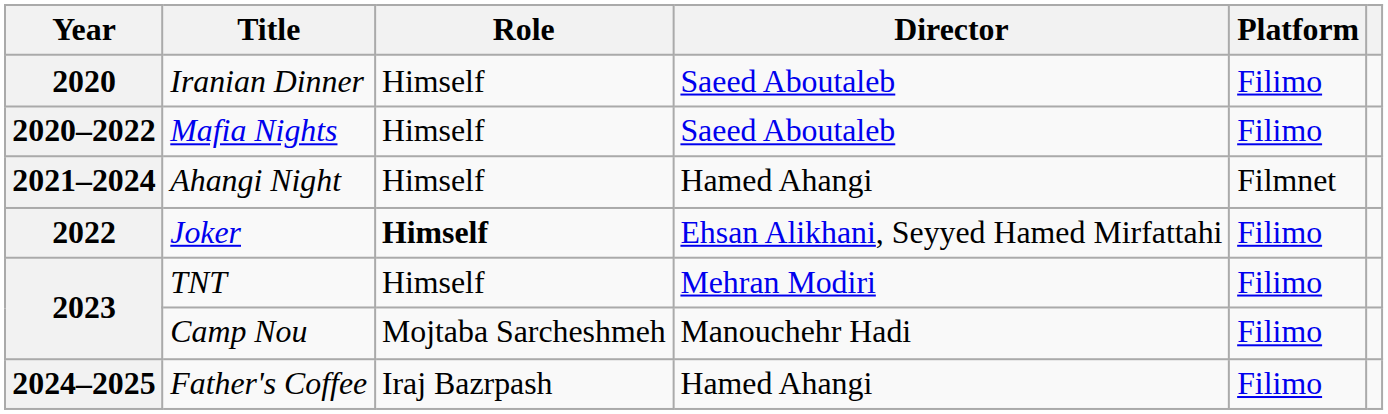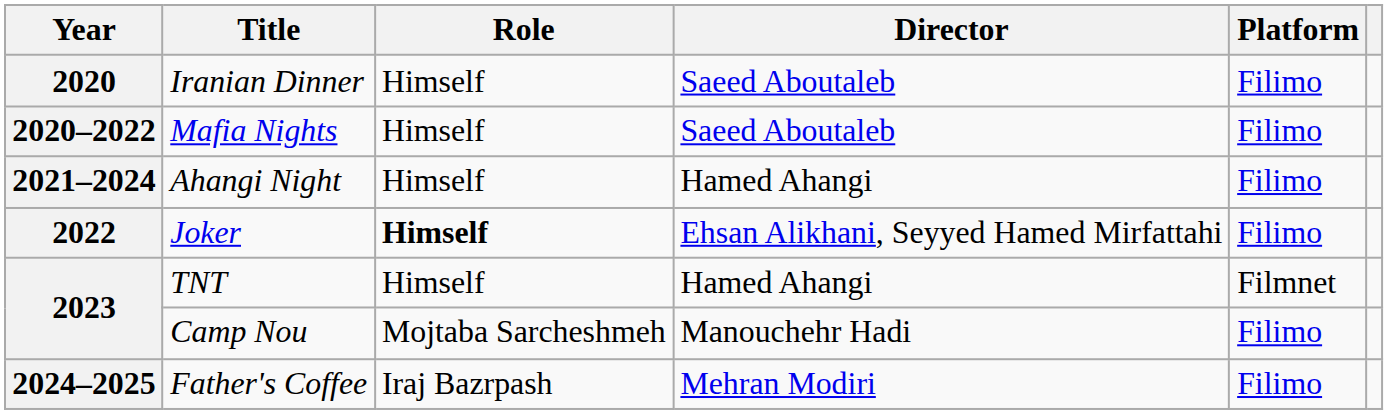(1287, 181) Filmnet -> (1280, 181) Filimo
(778, 282) Mehran Modiri -> (776, 282) Hamed Ahangi
(1280, 282) Filimo -> (1287, 282) Filmnet
(776, 383) Hamed Ahangi -> (778, 383) Mehran Modiri
